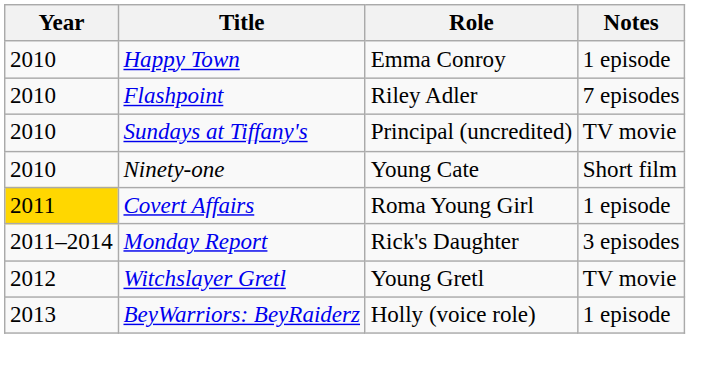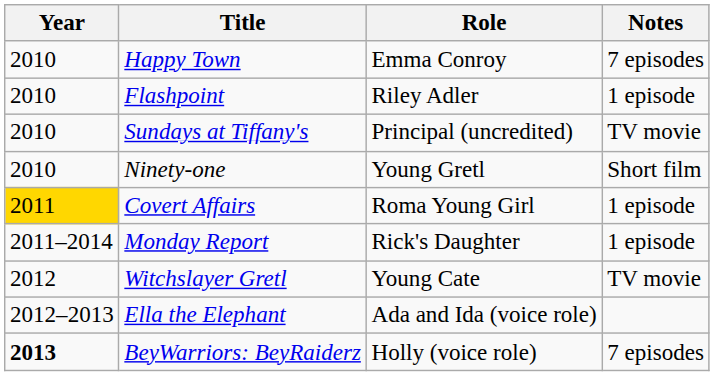(627, 59) 1 episode -> (656, 59) 7 episodes
(631, 95) 7 episodes -> (651, 95) 1 episode
(425, 168) Young Cate -> (428, 168) Young Gretl
(631, 242) 3 episodes -> (651, 242) 1 episode
(427, 278) Young Gretl -> (426, 278) Young Cate
+ row: (205, 315)
(33, 315) normal -> (33, 351) bold
(627, 315) 1 episode -> (656, 351) 7 episodes
